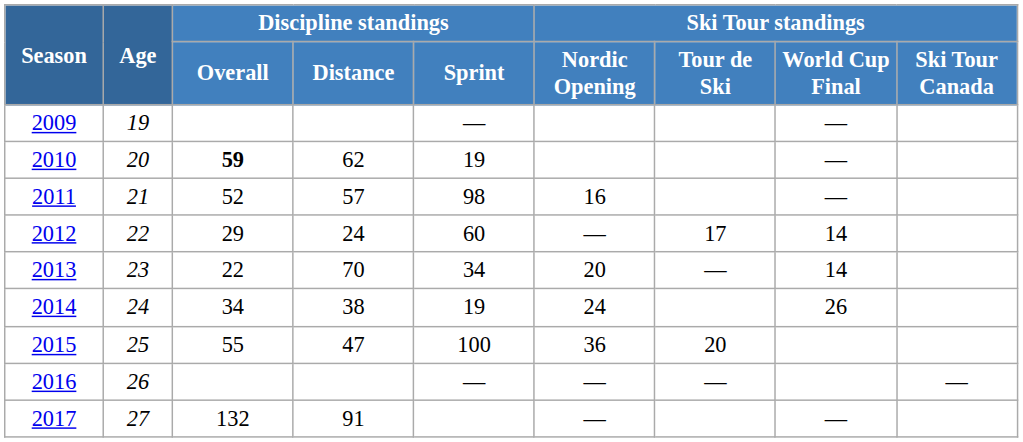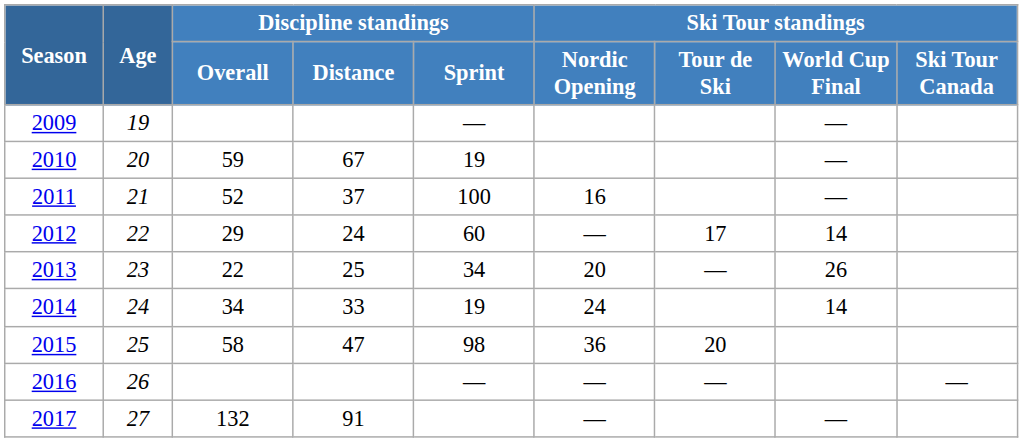(233, 160) bold -> (233, 160) normal
(353, 160) 62 -> (353, 160) 67
(353, 196) 57 -> (353, 196) 37
(474, 196) 98 -> (474, 196) 100
(353, 270) 70 -> (353, 270) 25
(836, 270) 14 -> (836, 270) 26
(353, 307) 38 -> (353, 307) 33
(836, 307) 26 -> (836, 307) 14
(233, 344) 55 -> (233, 344) 58
(474, 344) 100 -> (474, 344) 98
